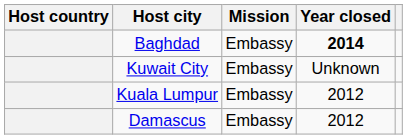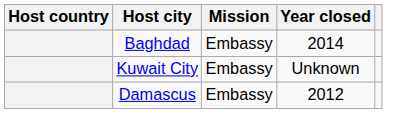(346, 43) bold -> (326, 43) normal
- row: (167, 95)
